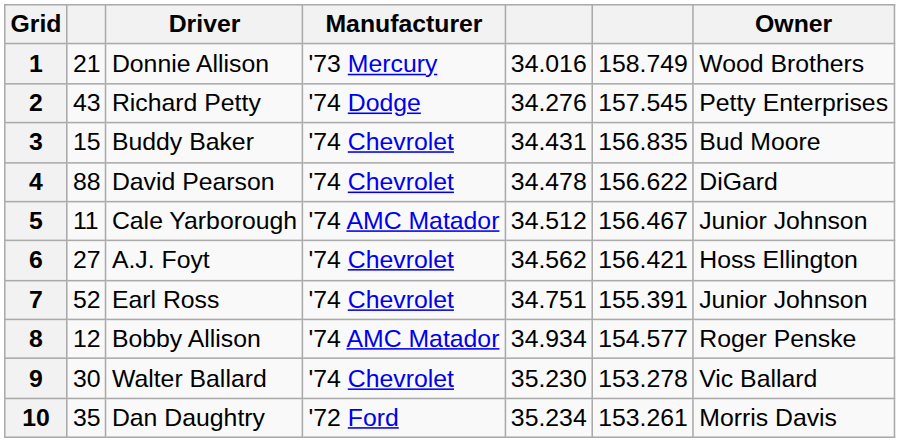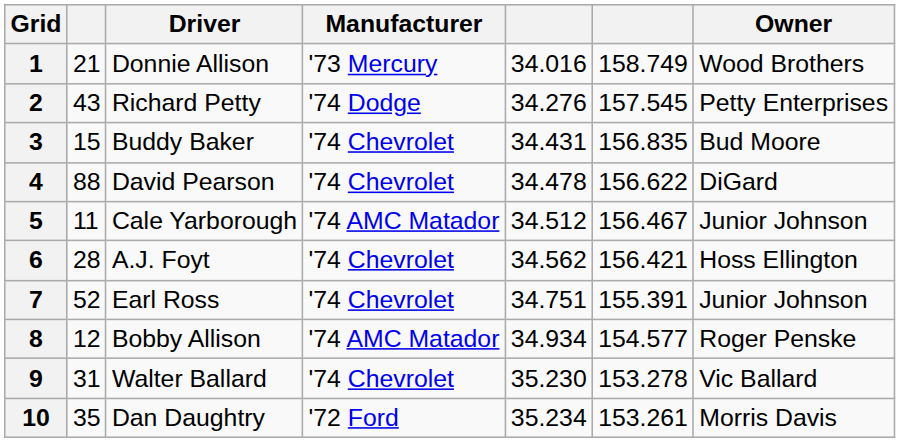(87, 260) 27 -> (87, 260) 28
(87, 378) 30 -> (87, 378) 31
